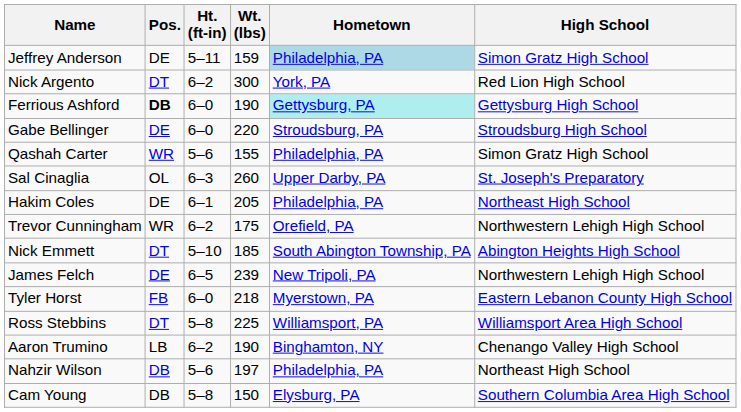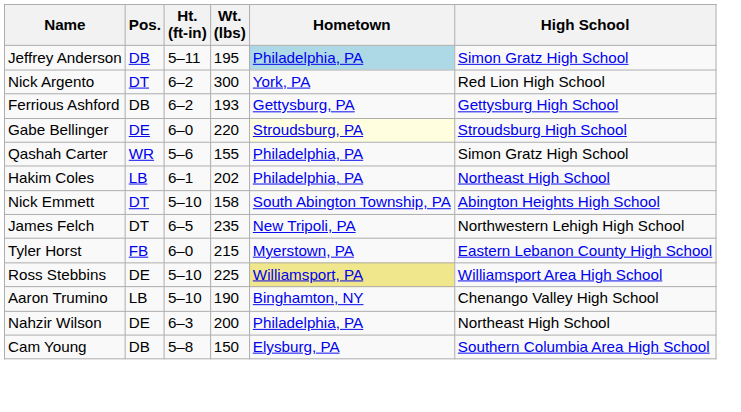(159, 57) DE -> (139, 57) DB
(246, 57) 159 -> (226, 57) 195
(160, 105) bold -> (139, 105) normal
(201, 105) 6–0 -> (181, 105) 6–2
(246, 105) 190 -> (226, 105) 193
(324, 105) paleturquoise background -> (304, 105) no background
(328, 130) no background -> (308, 130) lightyellow background
- row: (49, 178)
(159, 202) DE -> (138, 178) LB
(246, 202) 205 -> (226, 178) 202
- row: (75, 226)
(246, 250) 185 -> (226, 202) 158
(159, 274) DE -> (139, 226) DT
(246, 274) 239 -> (226, 226) 235
(246, 298) 218 -> (226, 250) 215
(159, 322) DT -> (139, 274) DE
(201, 322) 5–8 -> (185, 274) 5–10
(328, 322) no background -> (308, 274) khaki background
(201, 347) 6–2 -> (185, 298) 5–10
(159, 371) DB -> (139, 322) DE
(201, 371) 5–6 -> (181, 322) 6–3
(246, 371) 197 -> (226, 322) 200
